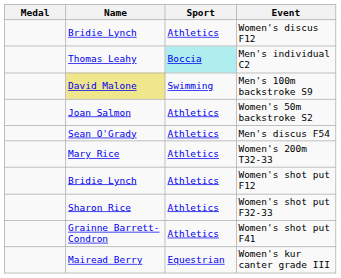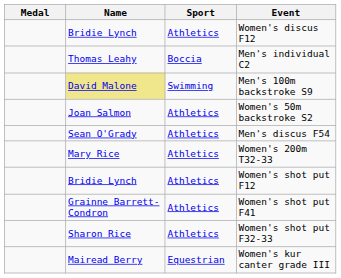(185, 59) paleturquoise background -> (185, 59) no background
rows swapped: (284, 207) <-> (284, 233)
